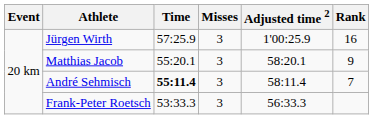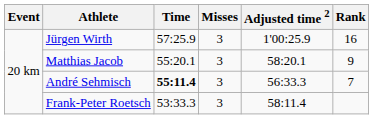(287, 82) 58:11.4 -> (287, 82) 56:33.3
(287, 103) 56:33.3 -> (287, 103) 58:11.4
